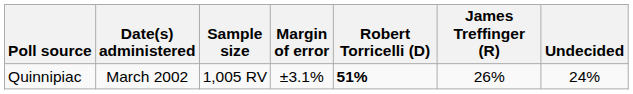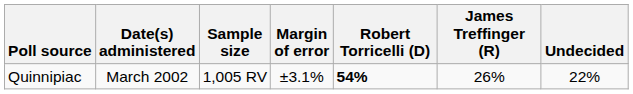(352, 76) 51% -> (352, 76) 54%
(585, 76) 24% -> (585, 76) 22%
